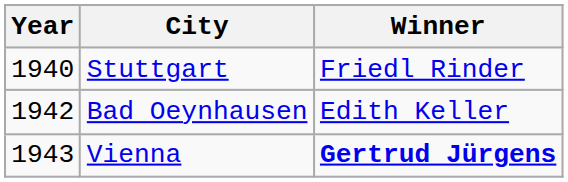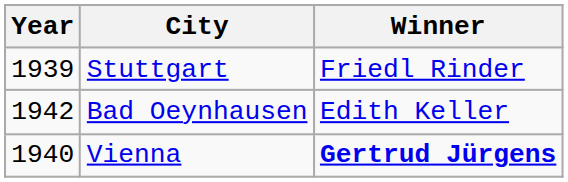(43, 69) 1940 -> (43, 69) 1939
(43, 155) 1943 -> (43, 155) 1940
